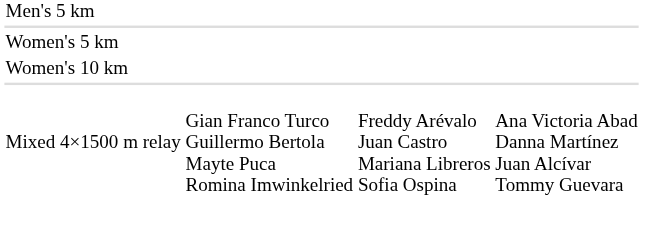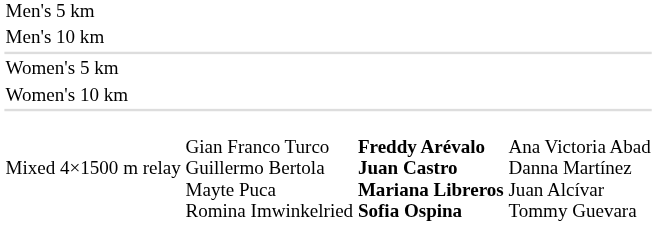+ row: (55, 37)
(424, 152) normal -> (431, 178) bold
